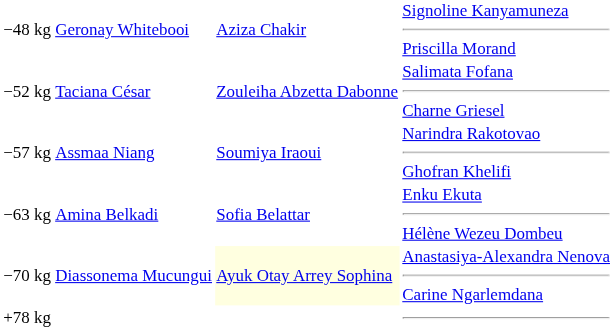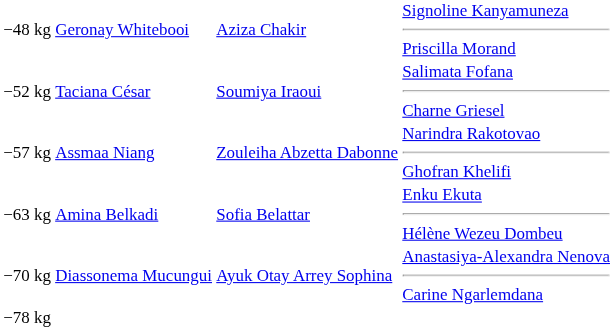(307, 91) Zouleiha Abzetta Dabonne -> (269, 91) Soumiya Iraoui
(269, 152) Soumiya Iraoui -> (307, 152) Zouleiha Abzetta Dabonne
(304, 275) lightyellow background -> (304, 275) no background
+ row: (27, 318)
- row: (27, 318)
